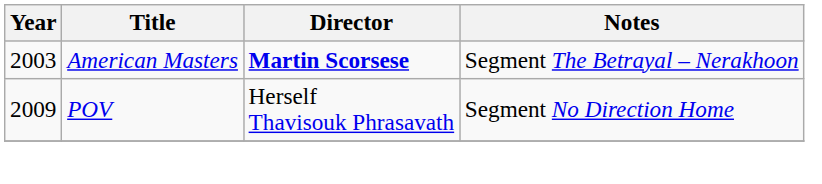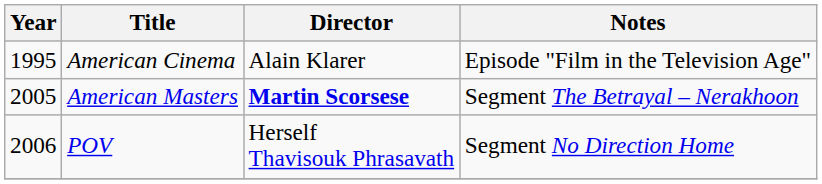+ row: (151, 59)
(33, 59) 2003 -> (33, 96) 2005
(33, 109) 2009 -> (33, 146) 2006
